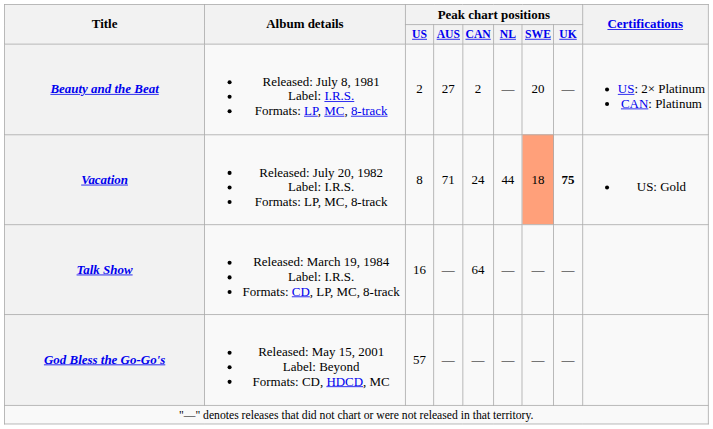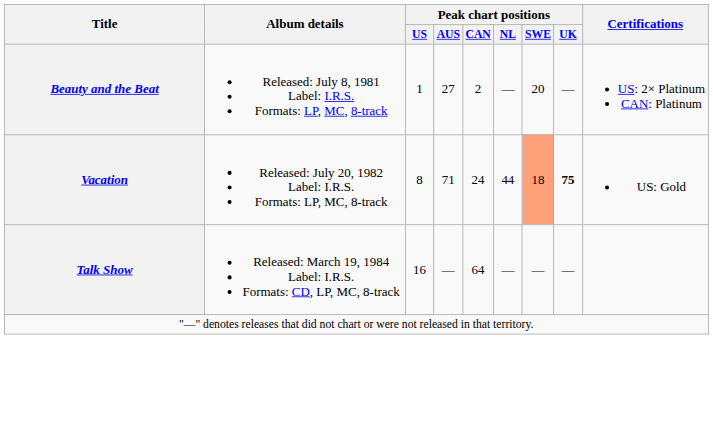(420, 89) 2 -> (420, 89) 1
- row: (105, 360)
